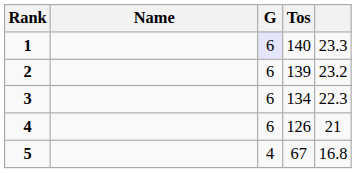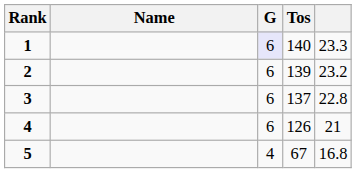(299, 99) 134 -> (299, 99) 137
(333, 99) 22.3 -> (333, 99) 22.8
